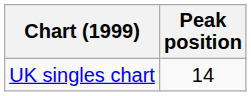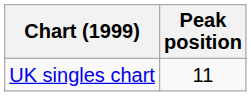(203, 74) 14 -> (203, 74) 11
